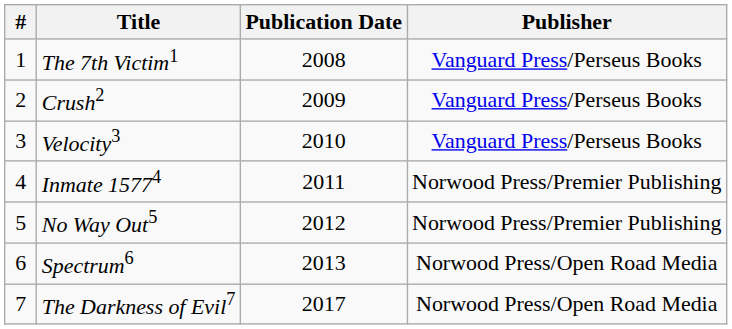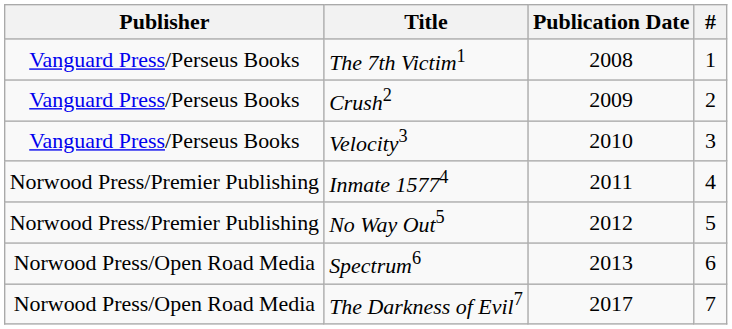columns swapped: (21, 21) <-> (567, 21)
